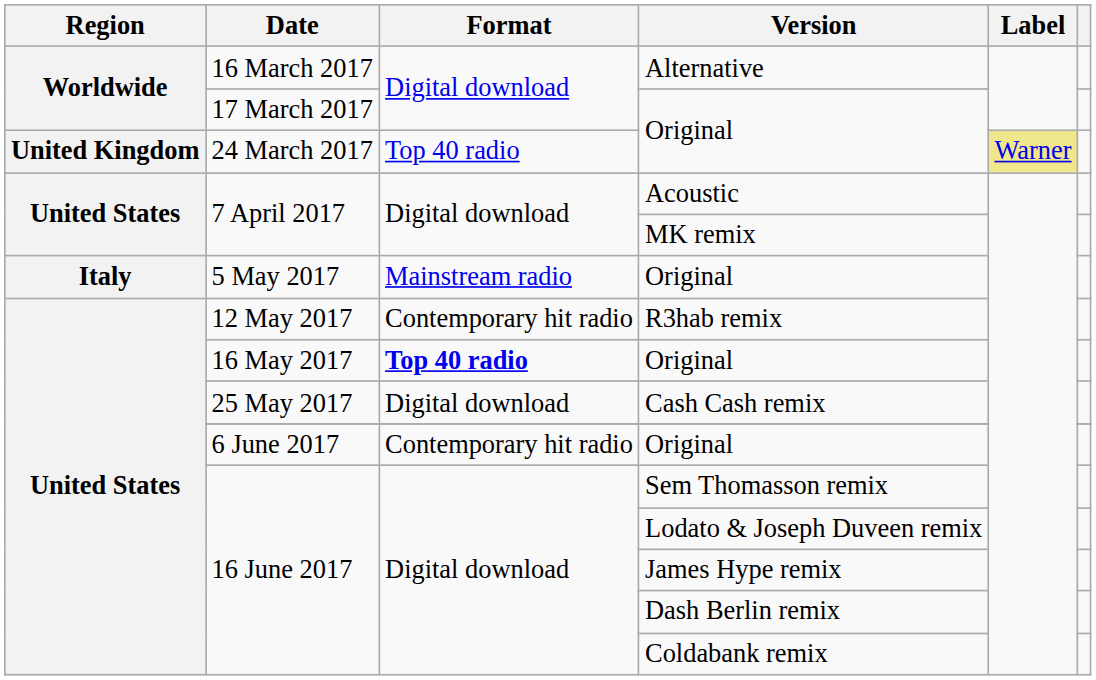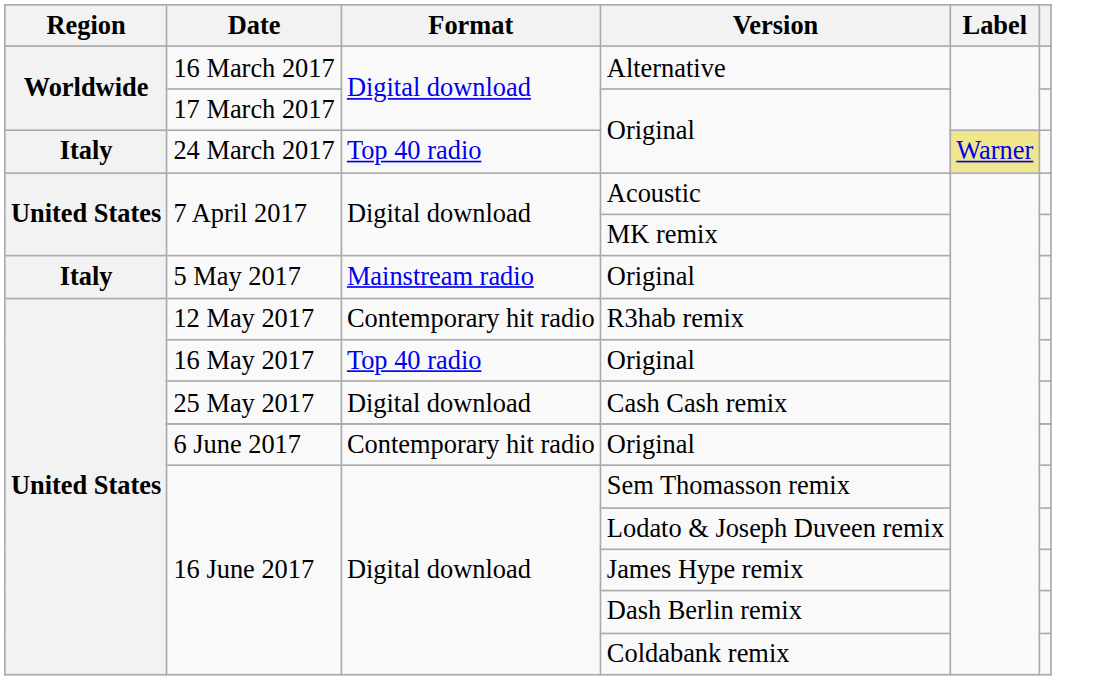(105, 151) United Kingdom -> (86, 151) Italy
(456, 360) bold -> (414, 360) normal
